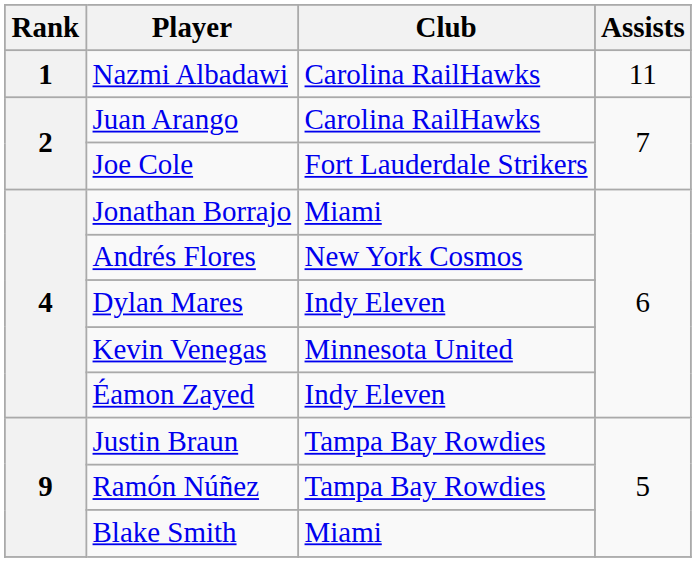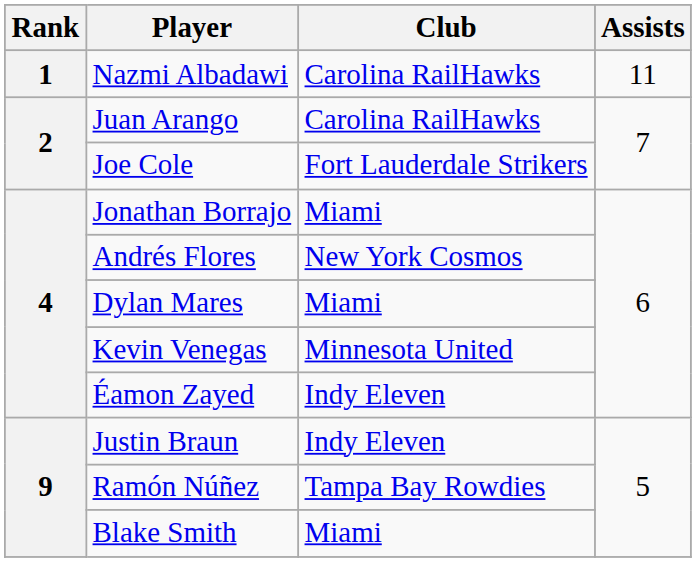(375, 303) Indy Eleven -> (343, 303) Miami
(425, 440) Tampa Bay Rowdies -> (375, 440) Indy Eleven
